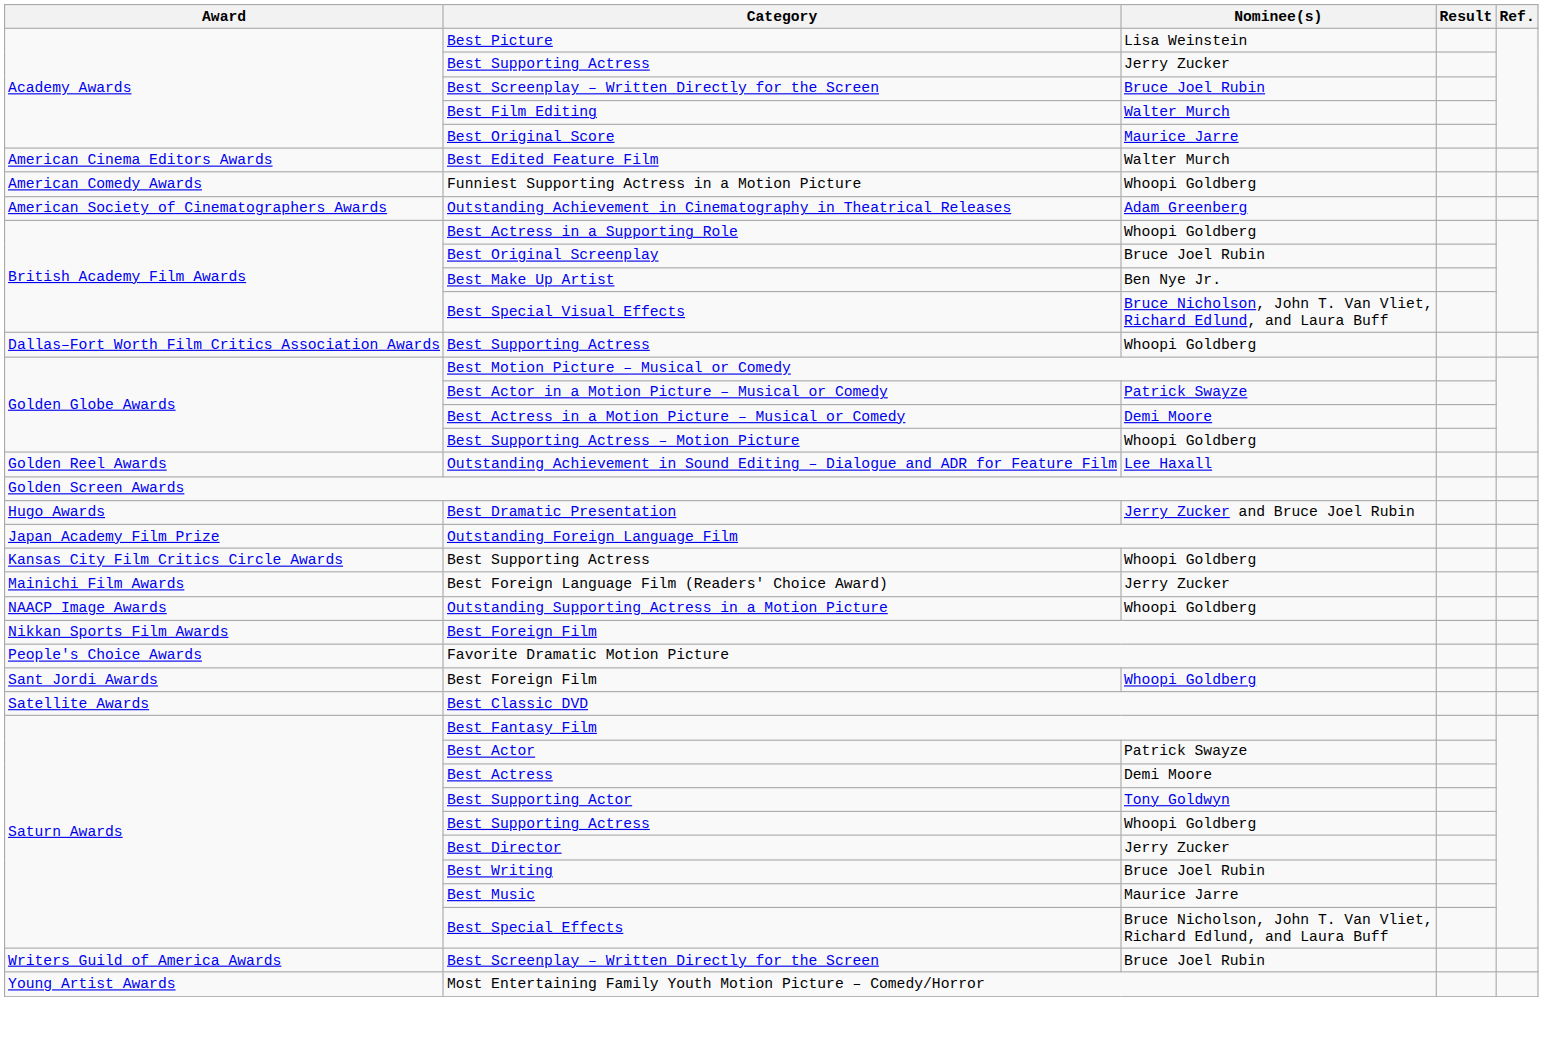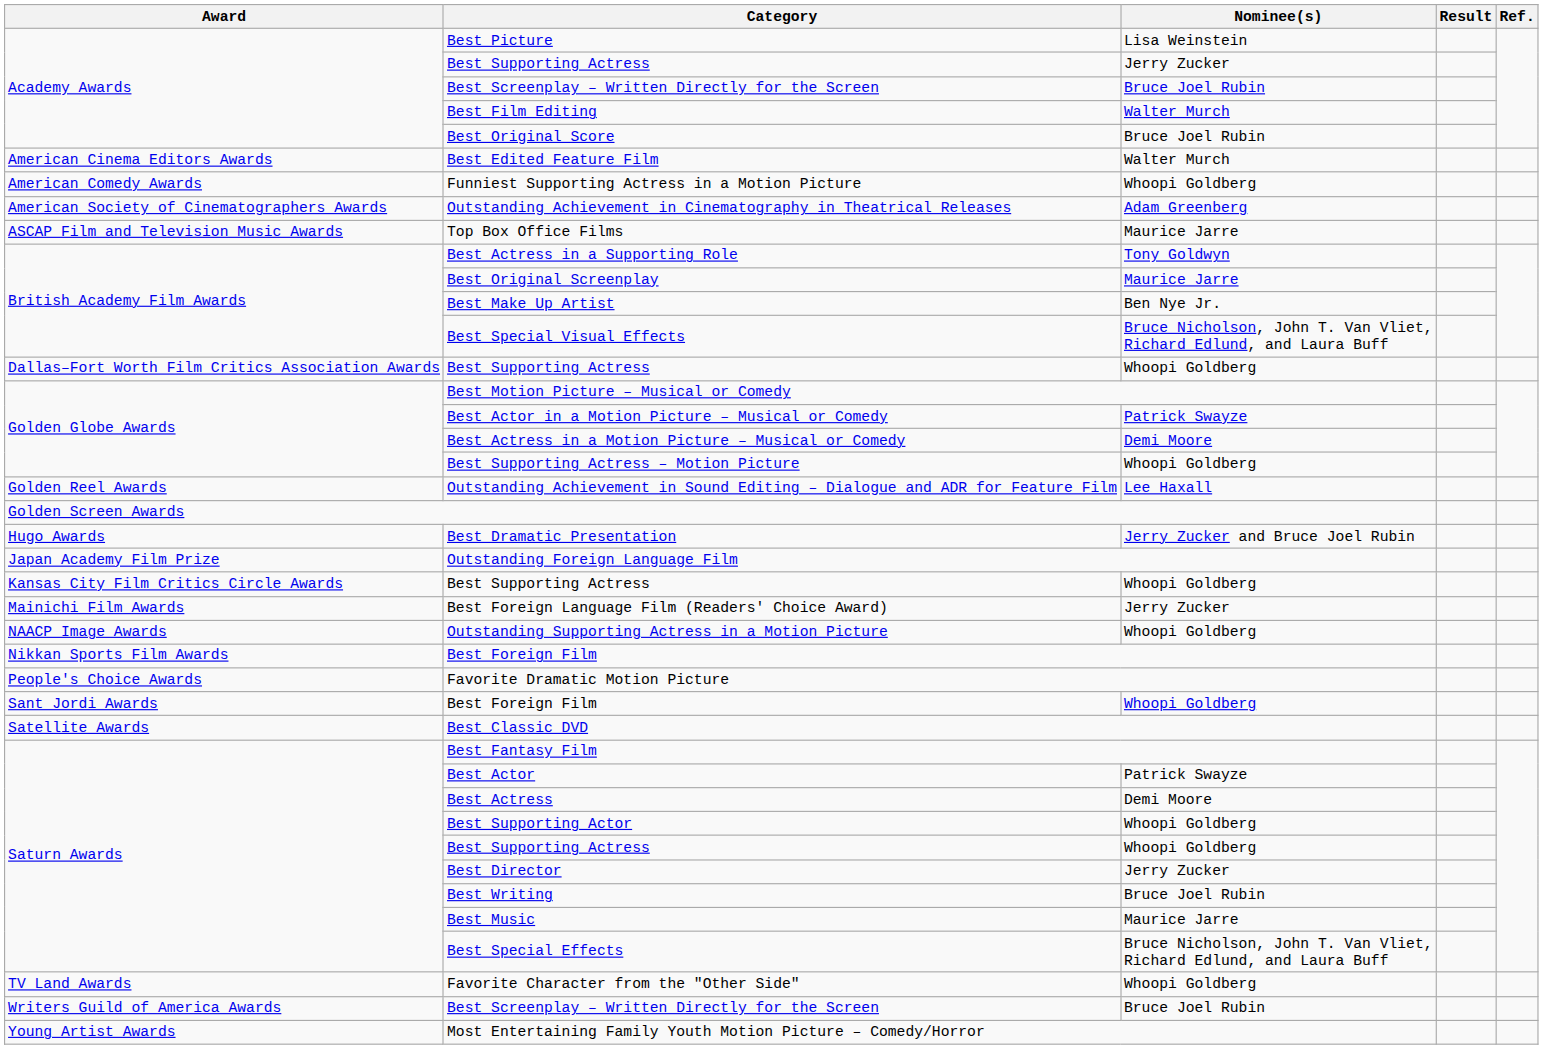(1181, 136) Maurice Jarre -> (1195, 136) Bruce Joel Rubin
+ row: (176, 232)
(1190, 232) Whoopi Goldberg -> (1177, 256) Tony Goldwyn
(1195, 256) Bruce Joel Rubin -> (1181, 280) Maurice Jarre
(1177, 800) Tony Goldwyn -> (1190, 824) Whoopi Goldberg
+ row: (70, 984)
